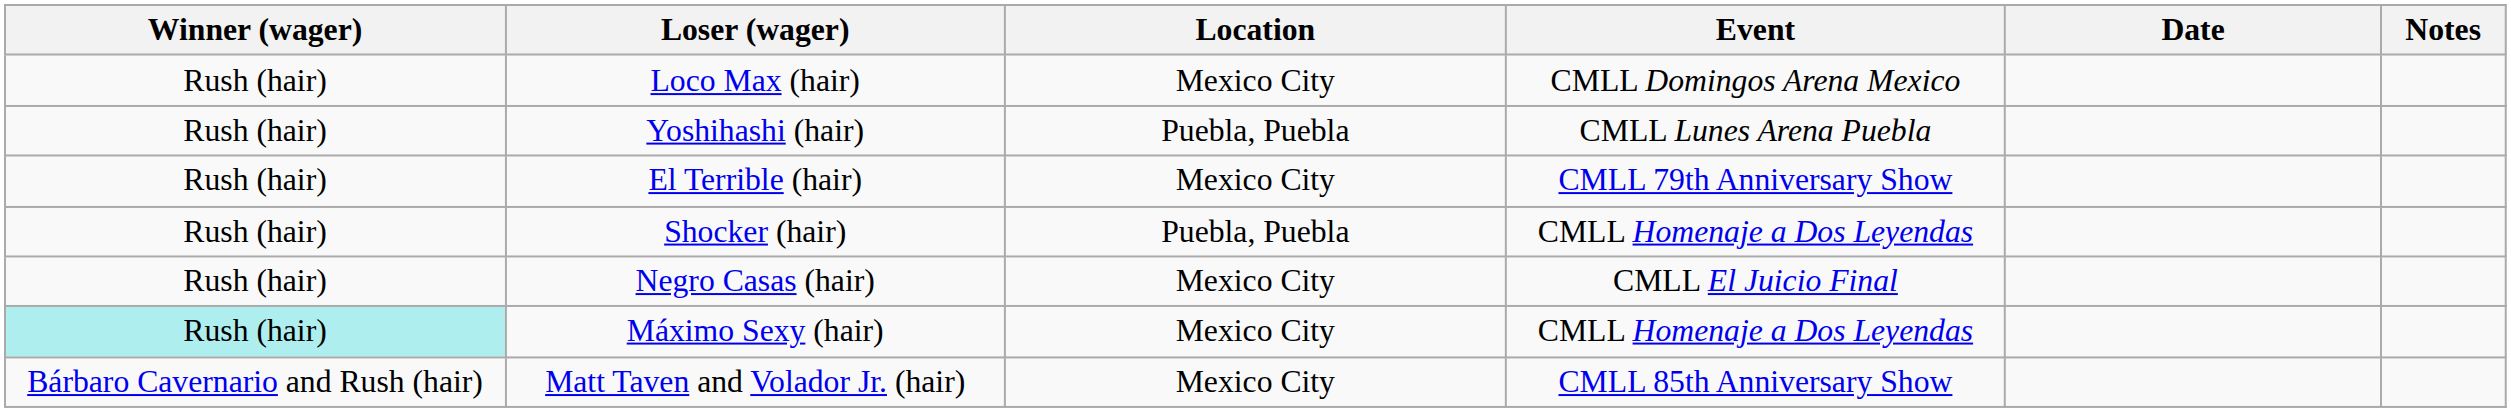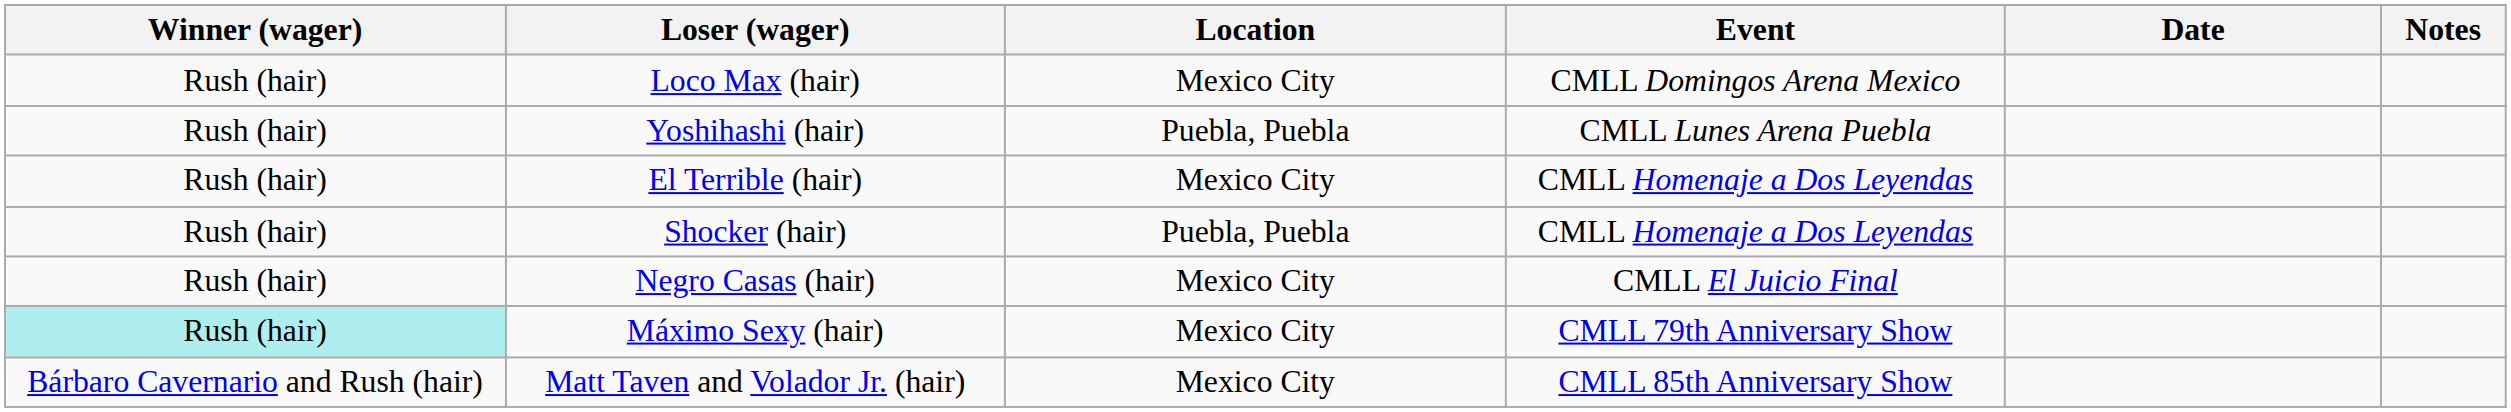(1755, 180) CMLL 79th Anniversary Show -> (1755, 180) CMLL Homenaje a Dos Leyendas
(1755, 331) CMLL Homenaje a Dos Leyendas -> (1755, 331) CMLL 79th Anniversary Show
